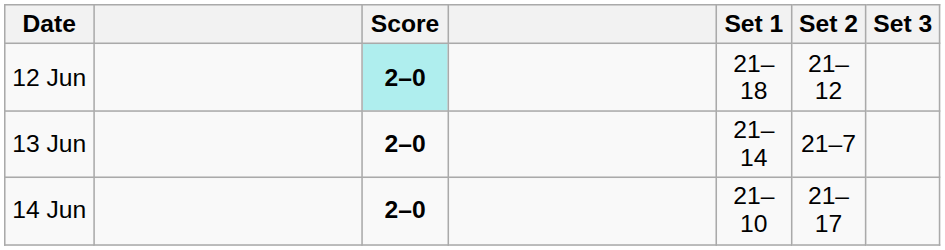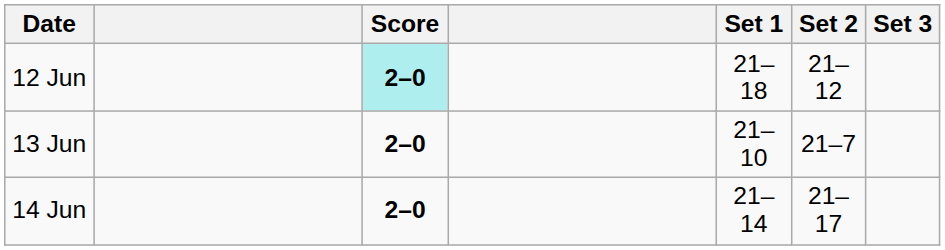(754, 143) 21–14 -> (754, 143) 21–10
(754, 210) 21–10 -> (754, 210) 21–14
